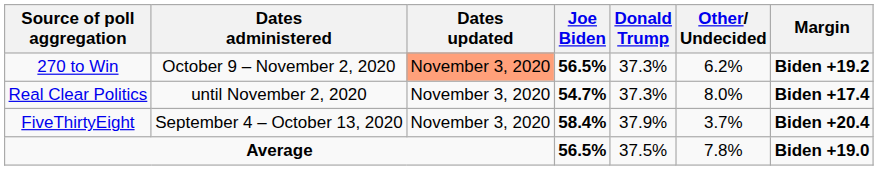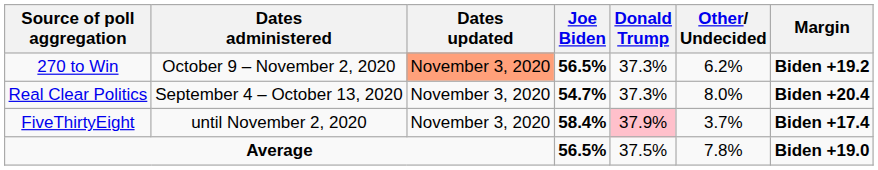(279, 95) until November 2, 2020 -> (279, 95) September 4 – October 13, 2020
(822, 95) Biden +17.4 -> (822, 95) Biden +20.4
(279, 123) September 4 – October 13, 2020 -> (279, 123) until November 2, 2020
(643, 123) no background -> (643, 123) pink background
(822, 123) Biden +20.4 -> (822, 123) Biden +17.4
